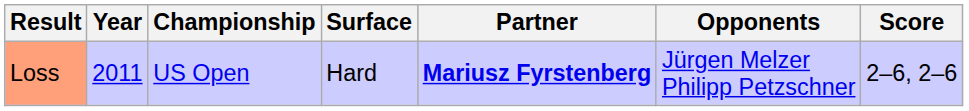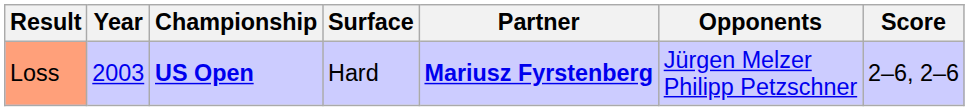(117, 73) 2011 -> (118, 73) 2003
(201, 73) normal -> (204, 73) bold
